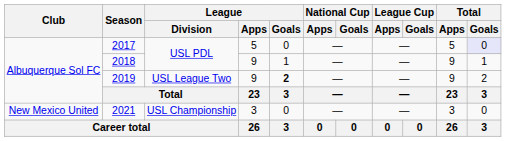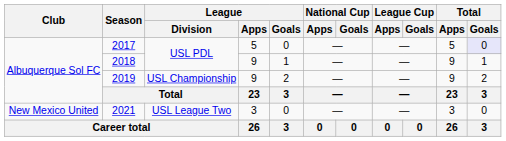(192, 78) USL League Two -> (192, 78) USL Championship
(286, 78) bold -> (286, 78) normal
(192, 111) USL Championship -> (192, 111) USL League Two
